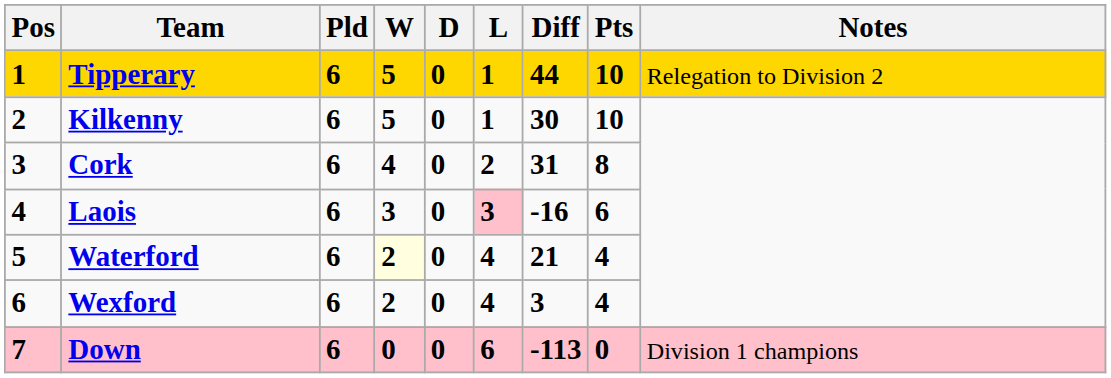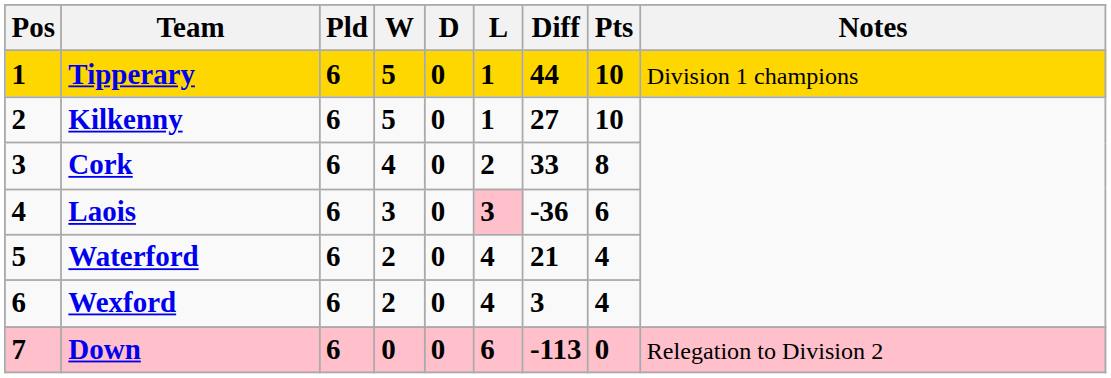(765, 75) Relegation to Division 2 -> (753, 75) Division 1 champions
(544, 119) 30 -> (544, 119) 27
(544, 165) 31 -> (544, 165) 33
(549, 211) -16 -> (549, 211) -36
(389, 257) lightyellow background -> (389, 257) no background
(753, 350) Division 1 champions -> (765, 350) Relegation to Division 2
